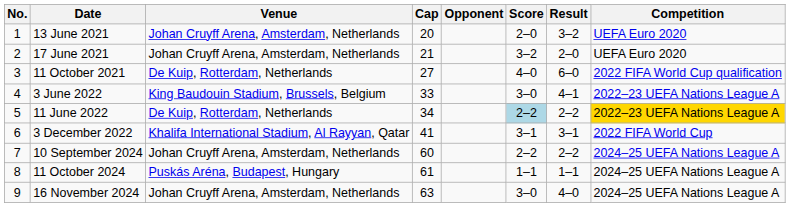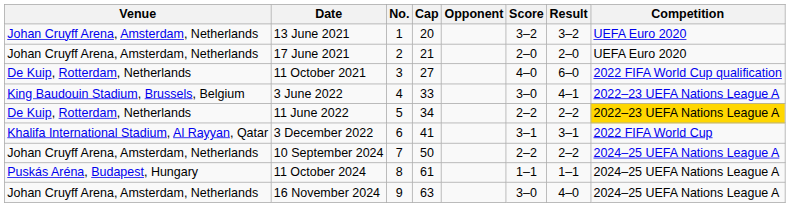columns swapped: (17, 14) <-> (279, 14)
(526, 34) 2–0 -> (526, 34) 3–2
(526, 53) 3–2 -> (526, 53) 2–0
(526, 113) lightblue background -> (526, 113) no background
(427, 152) 60 -> (427, 152) 50
